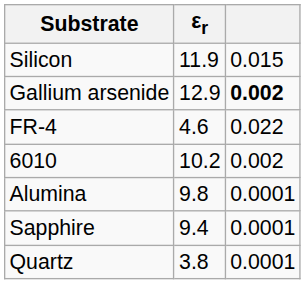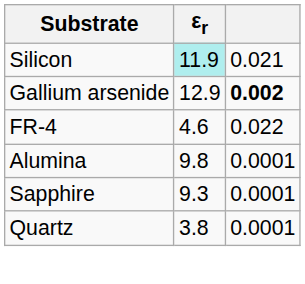(199, 59) no background -> (199, 59) paleturquoise background
(257, 59) 0.015 -> (257, 59) 0.021
- row: (33, 160)
(194, 228) 9.4 -> (194, 194) 9.3
